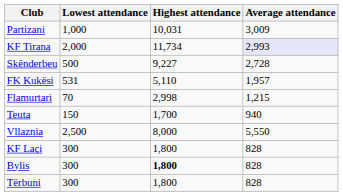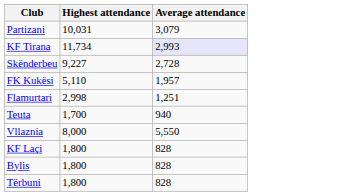- column: (105, 13)
(258, 30) 3,009 -> (167, 30) 3,079
(258, 98) 1,215 -> (167, 98) 1,251
(165, 166) bold -> (74, 166) normal
